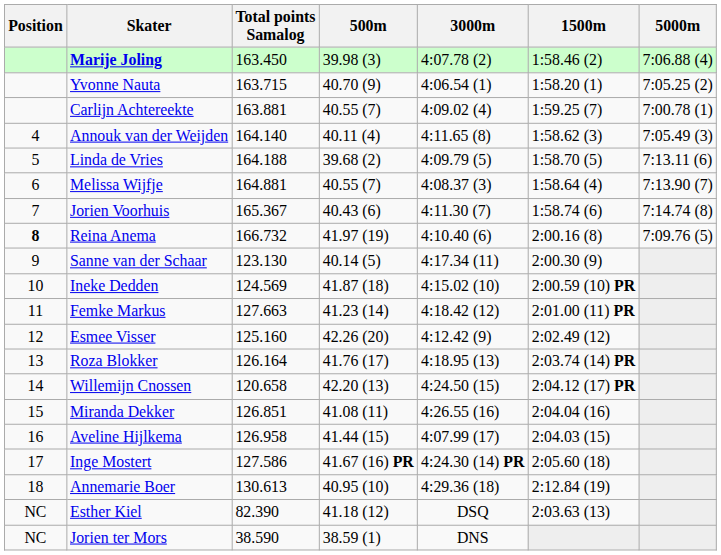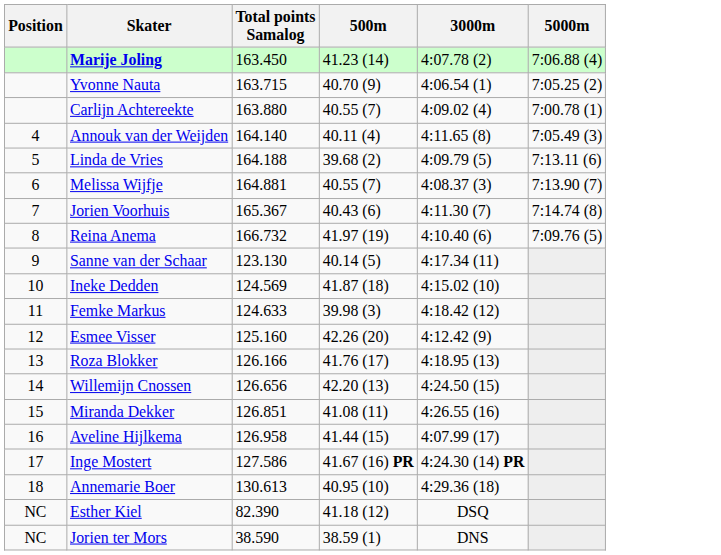- column: (583, 25)
(352, 60) 39.98 (3) -> (356, 60) 41.23 (14)
(261, 110) 163.881 -> (261, 110) 163.880
(35, 235) bold -> (35, 235) normal
(261, 311) 127.663 -> (261, 311) 124.633
(356, 311) 41.23 (14) -> (352, 311) 39.98 (3)
(261, 361) 126.164 -> (261, 361) 126.166
(261, 386) 120.658 -> (261, 386) 126.656
